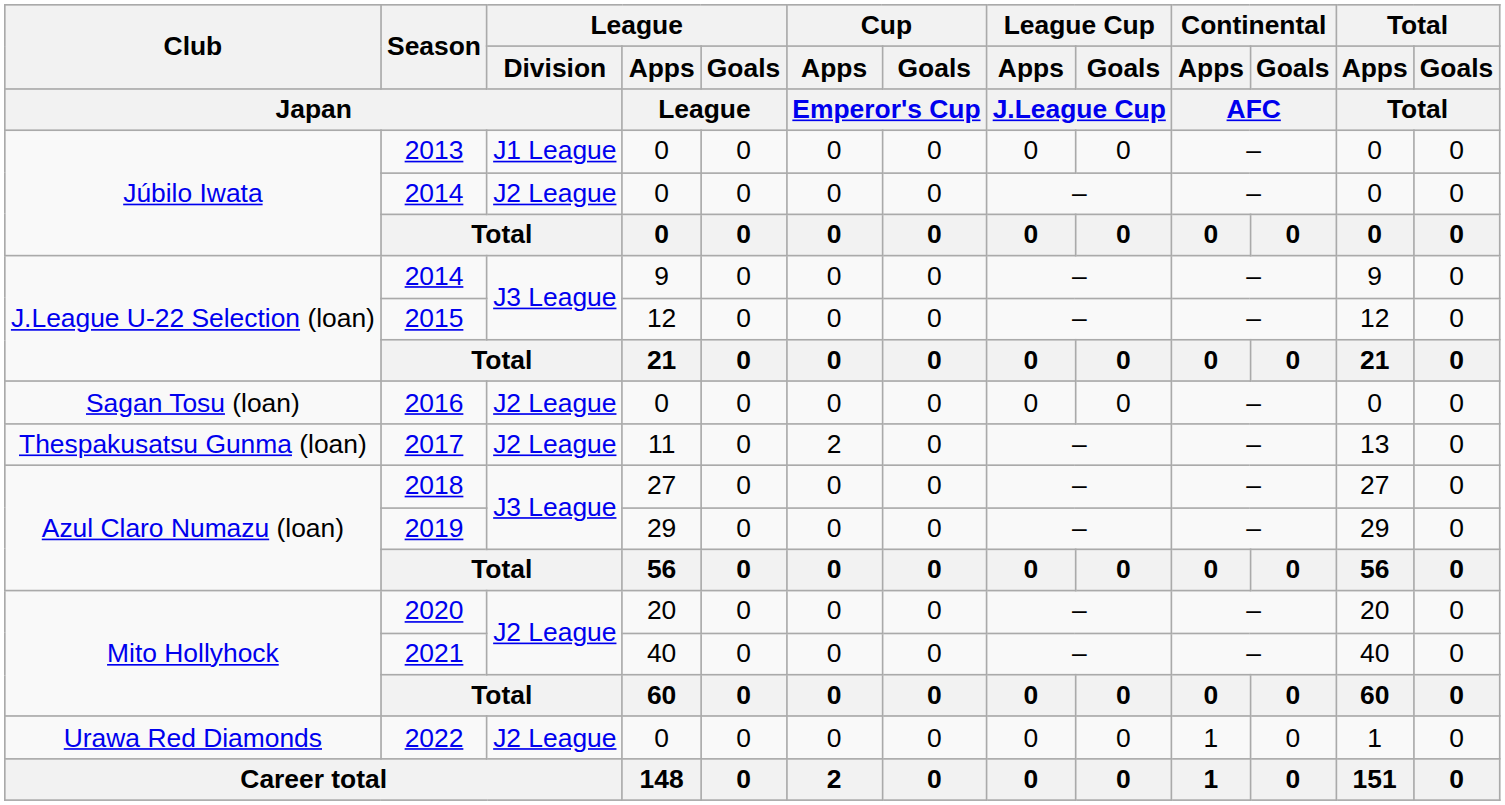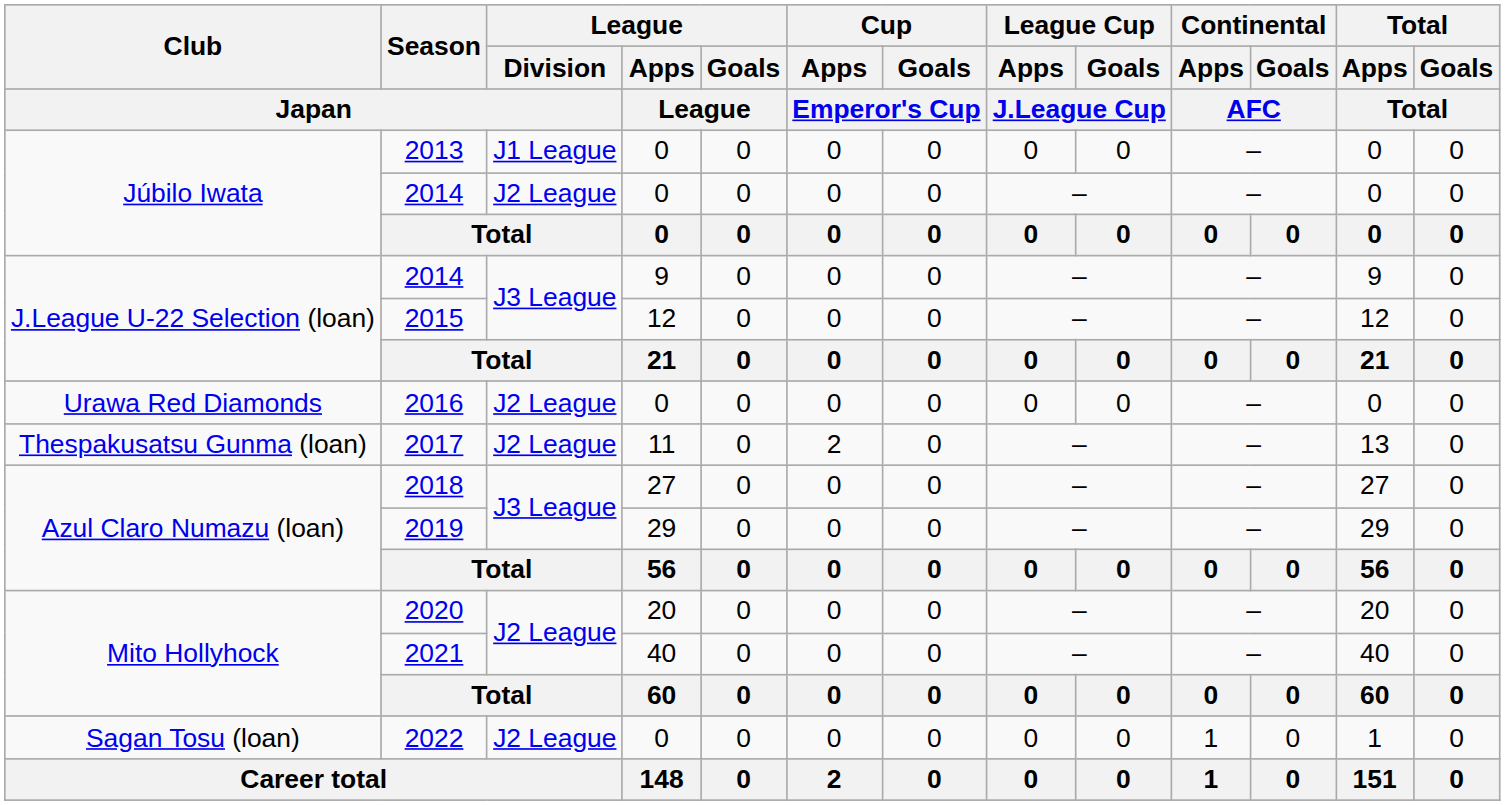(193, 402) Sagan Tosu (loan) -> (193, 402) Urawa Red Diamonds
(193, 737) Urawa Red Diamonds -> (193, 737) Sagan Tosu (loan)
